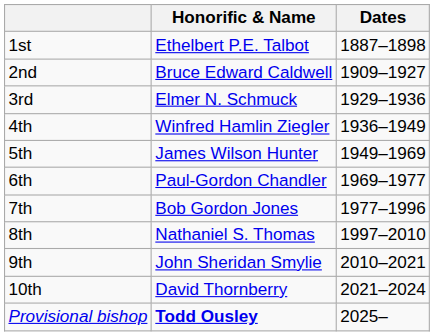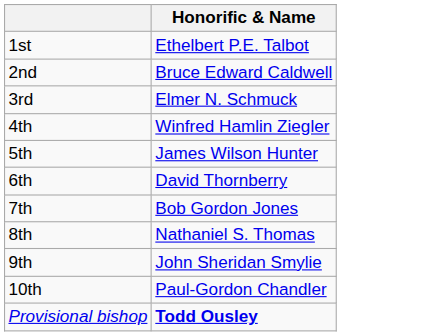- column: (383, 18)
(241, 180) Paul-Gordon Chandler -> (221, 180) David Thornberry
(221, 289) David Thornberry -> (241, 289) Paul-Gordon Chandler
